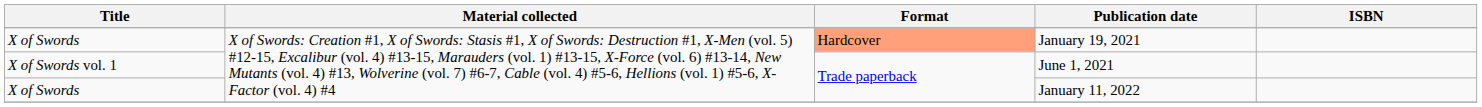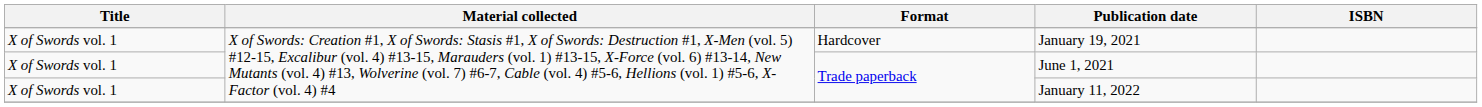(44, 39) X of Swords -> (62, 39) X of Swords vol. 1
(849, 39) lightsalmon background -> (849, 39) no background
(44, 90) X of Swords -> (62, 90) X of Swords vol. 1
